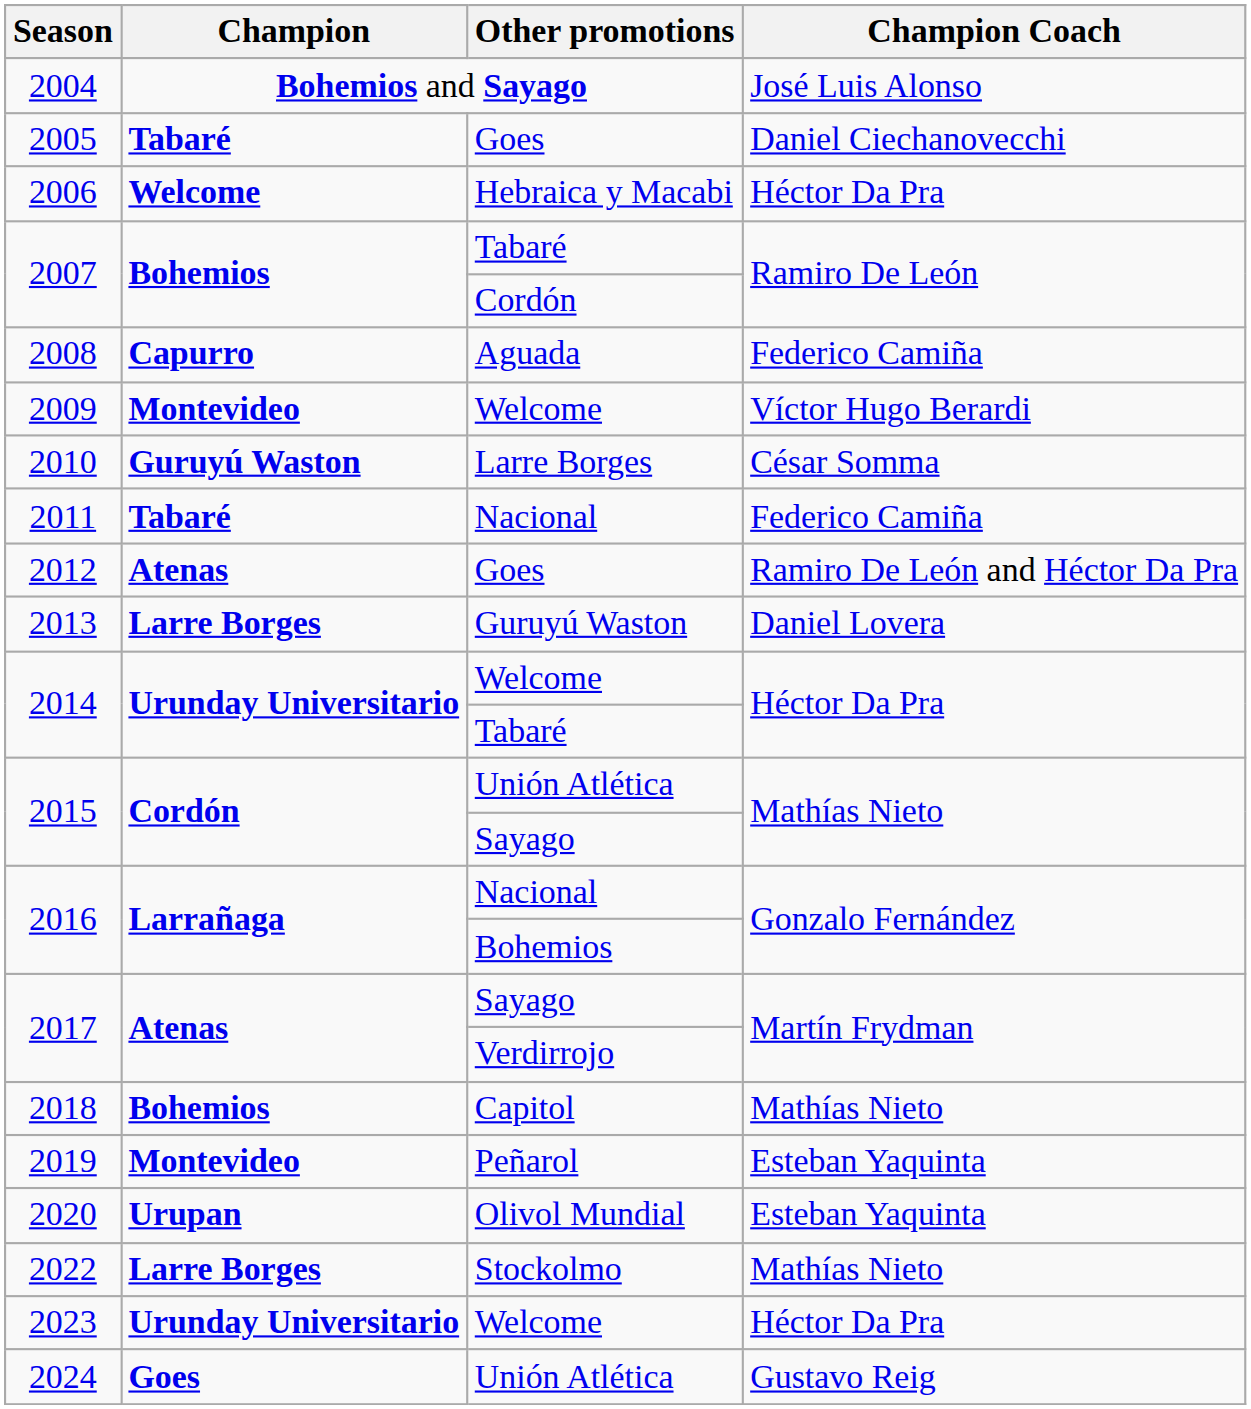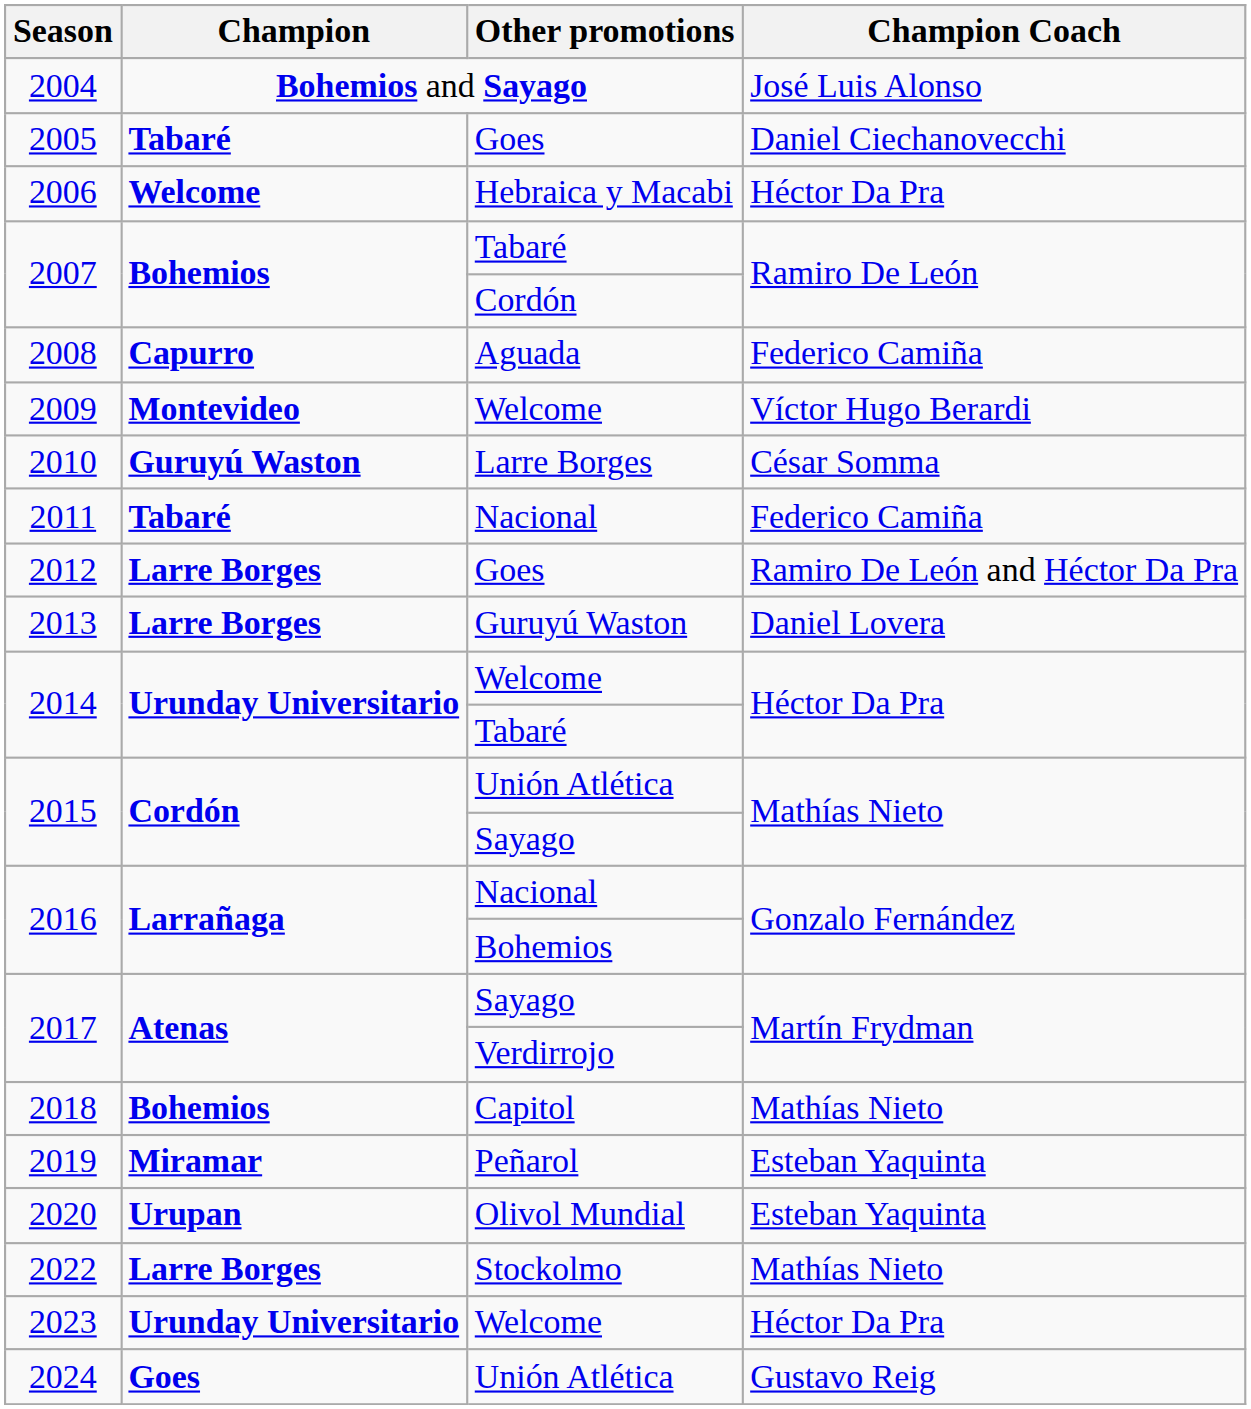(178, 569) Atenas -> (225, 569) Larre Borges
(214, 1161) Montevideo -> (195, 1161) Miramar
